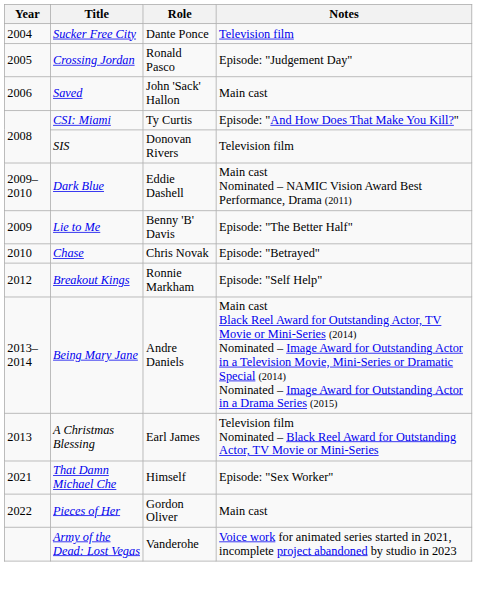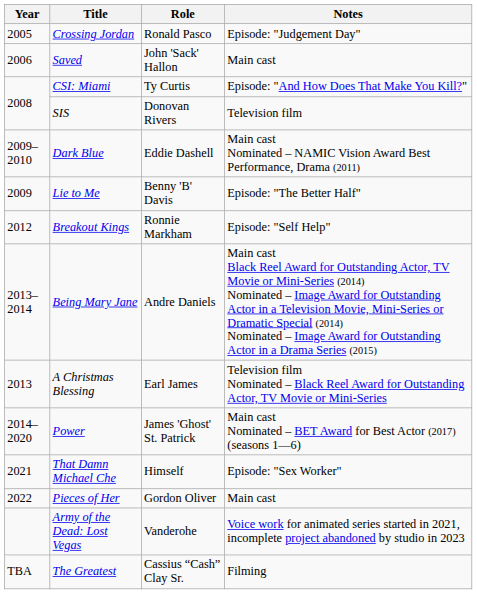- row: (95, 33)
- row: (68, 253)
+ row: (69, 431)
+ row: (84, 571)
